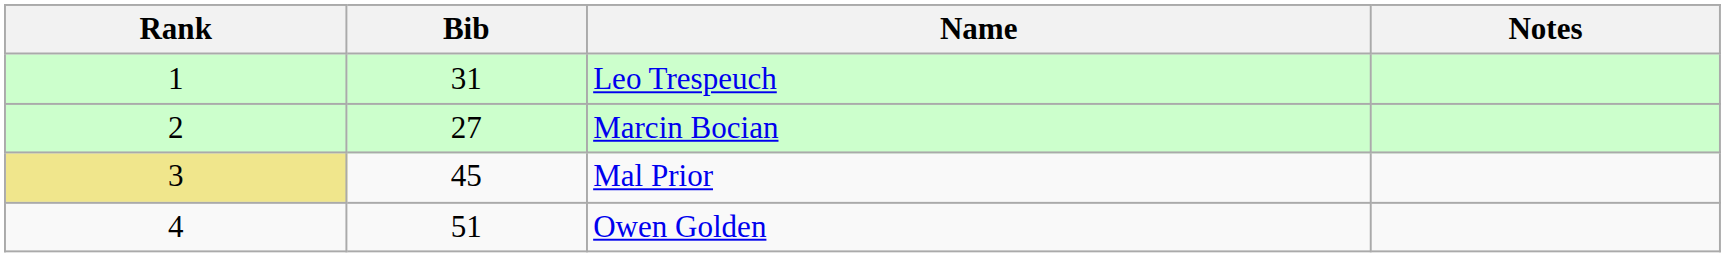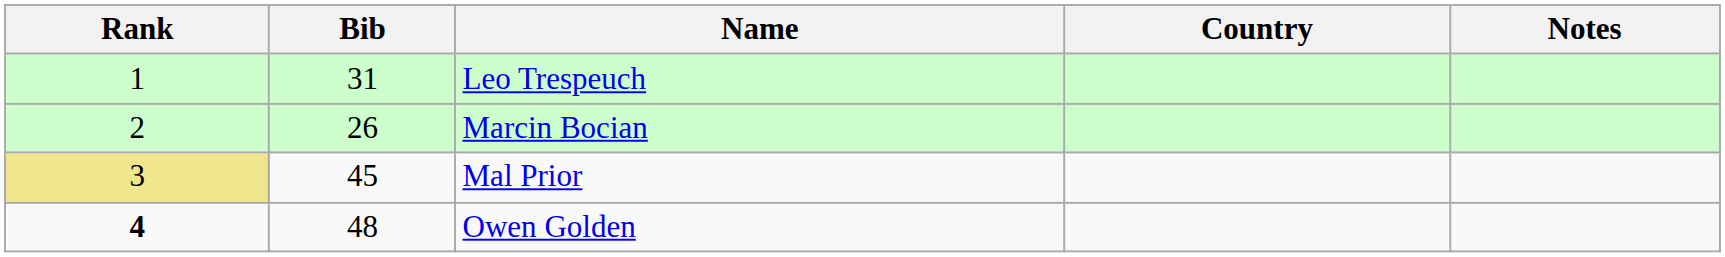+ column: (1257, 29)
(466, 127) 27 -> (362, 127) 26
(176, 226) normal -> (137, 226) bold
(466, 226) 51 -> (362, 226) 48
